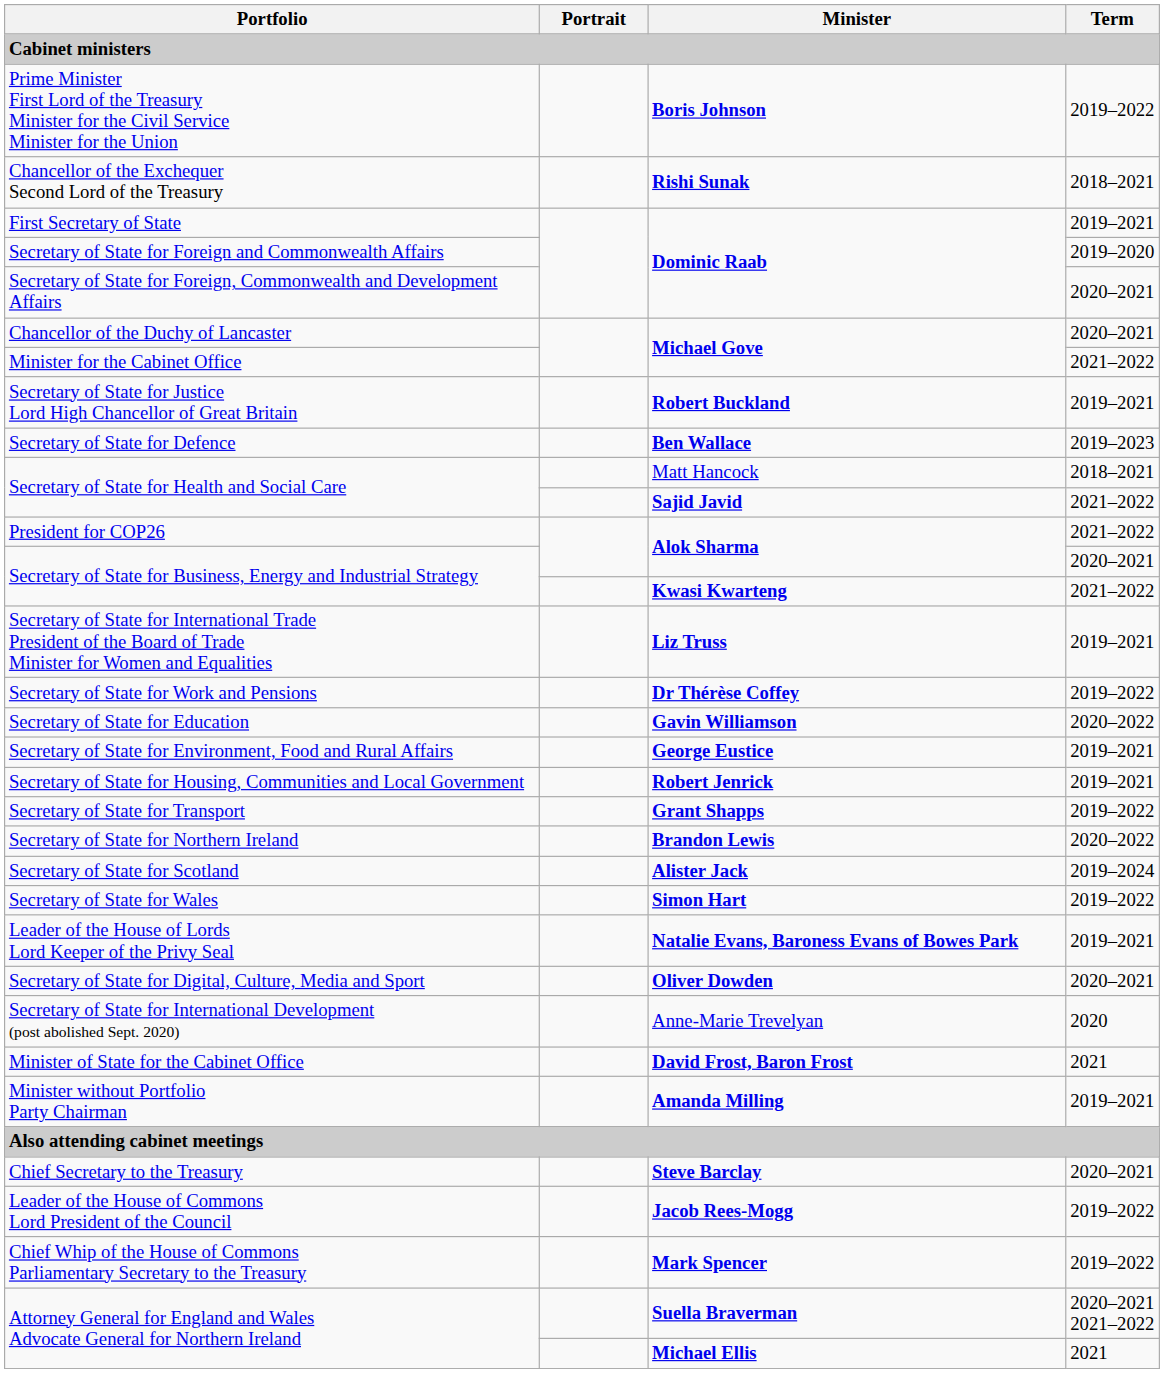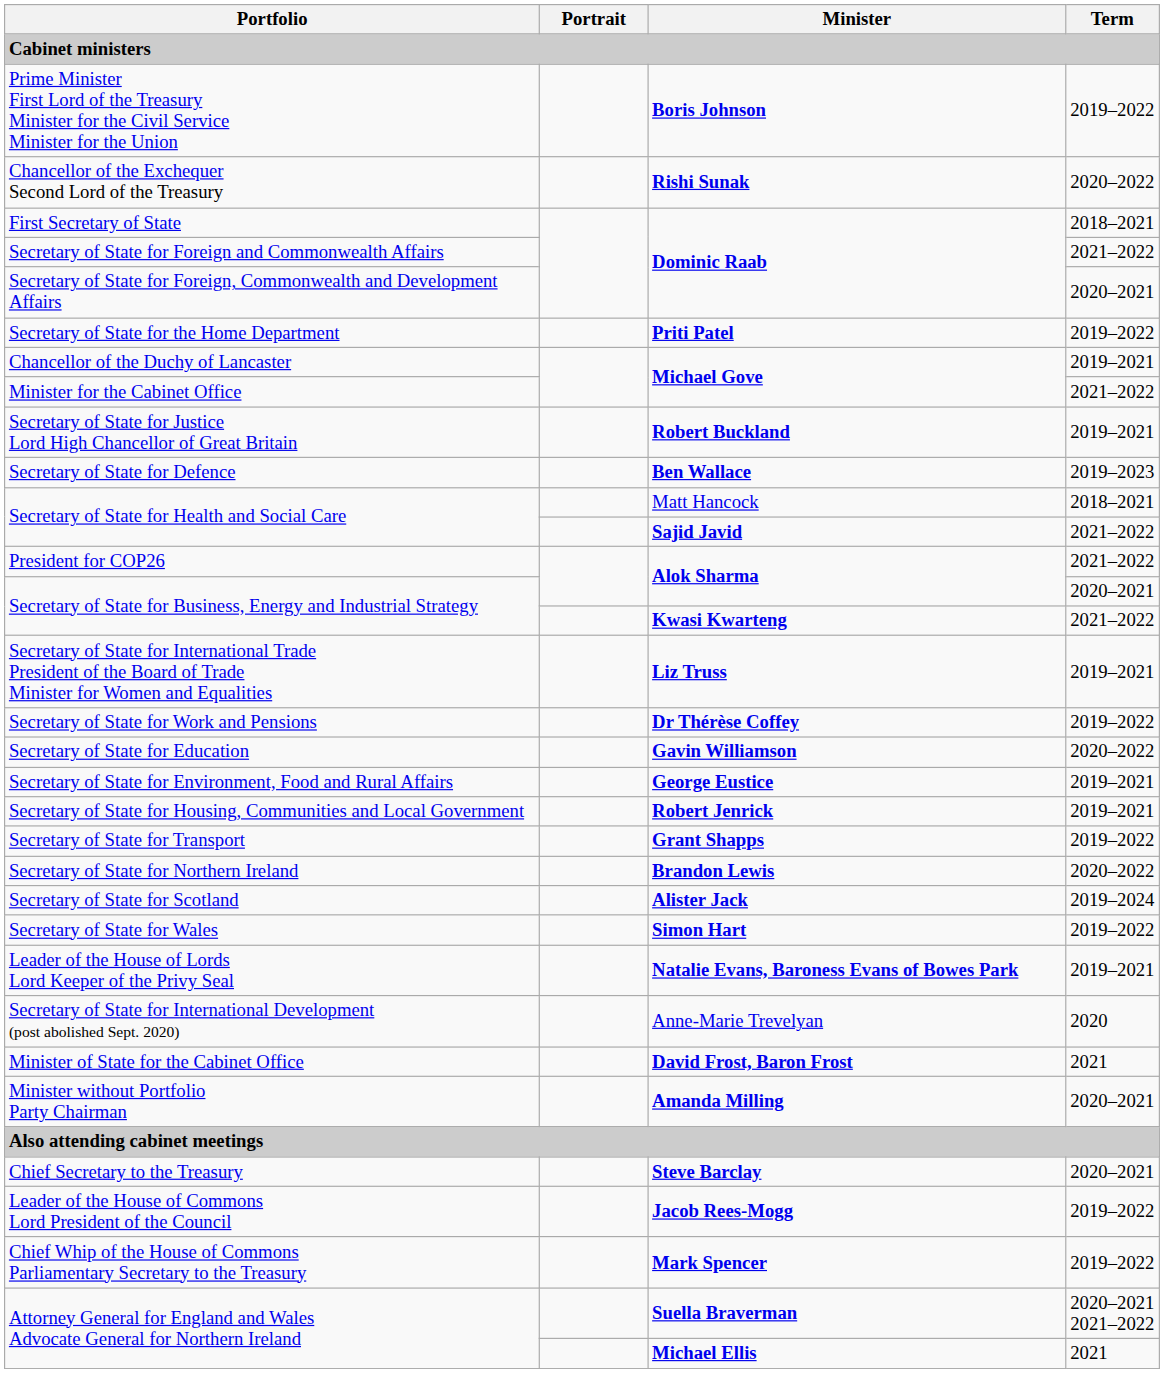(1112, 182) 2018–2021 -> (1112, 182) 2020–2022
(1112, 222) 2019–2021 -> (1112, 222) 2018–2021
(1112, 252) 2019–2020 -> (1112, 252) 2021–2022
+ row: (174, 332)
(1112, 332) 2020–2021 -> (1112, 362) 2019–2021
- row: (217, 980)
(1112, 1101) 2019–2021 -> (1112, 1101) 2020–2021
